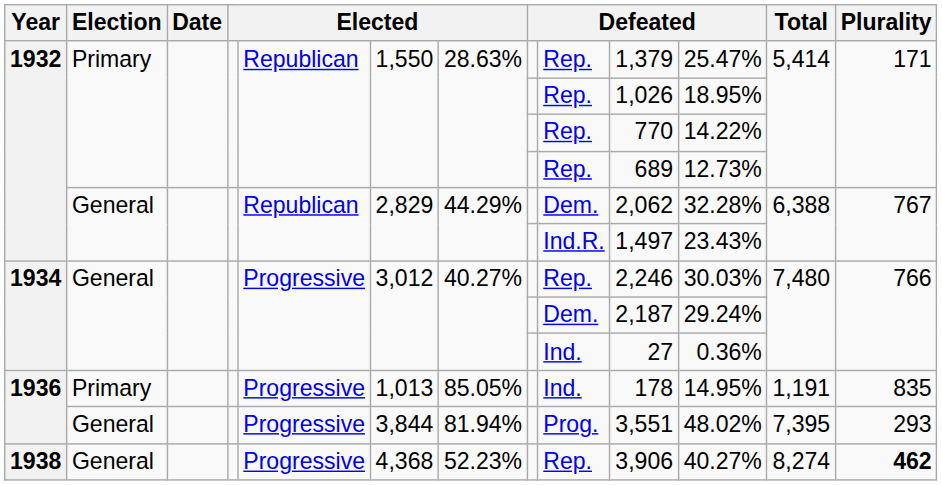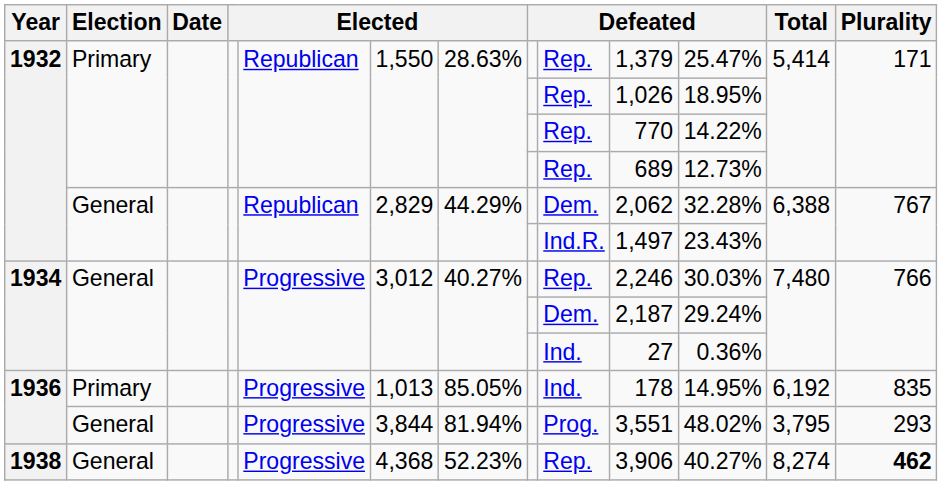(801, 388) 1,191 -> (801, 388) 6,192
(801, 424) 7,395 -> (801, 424) 3,795
